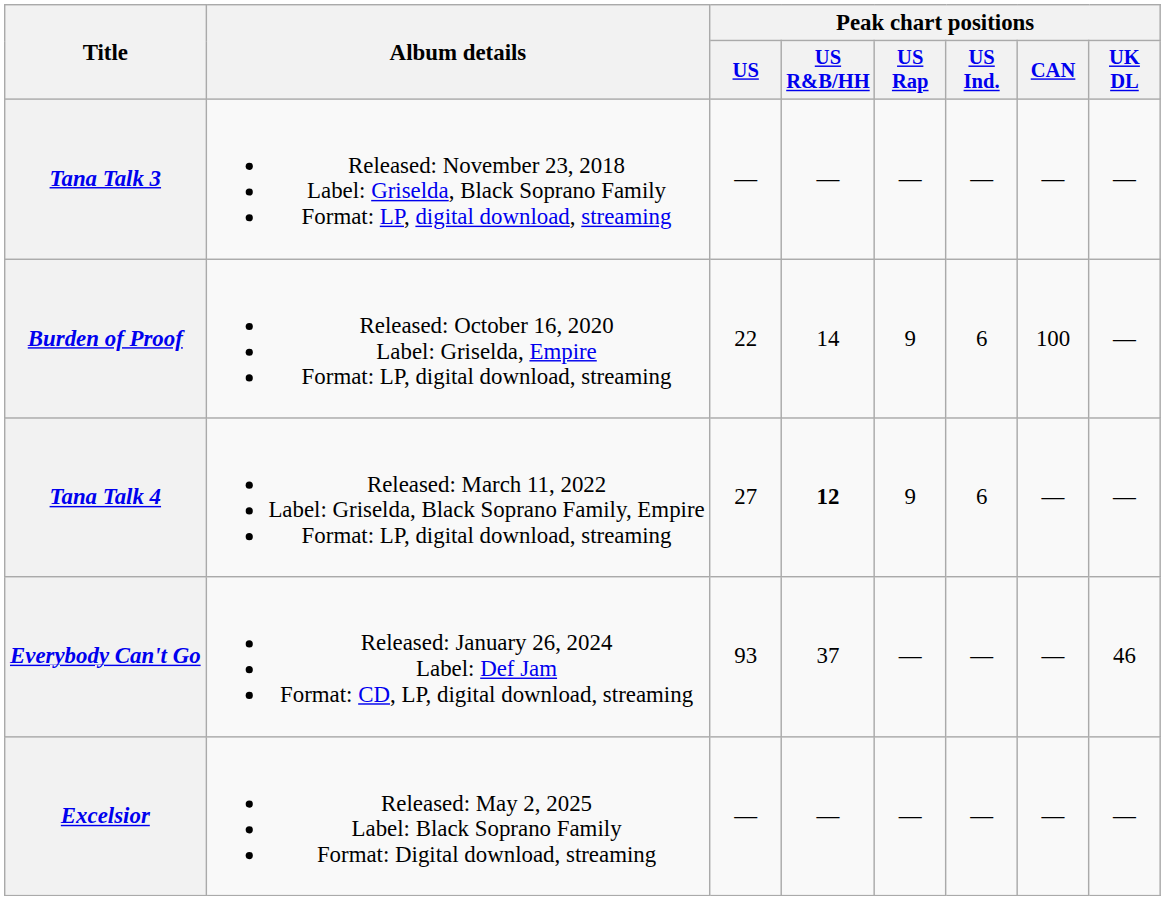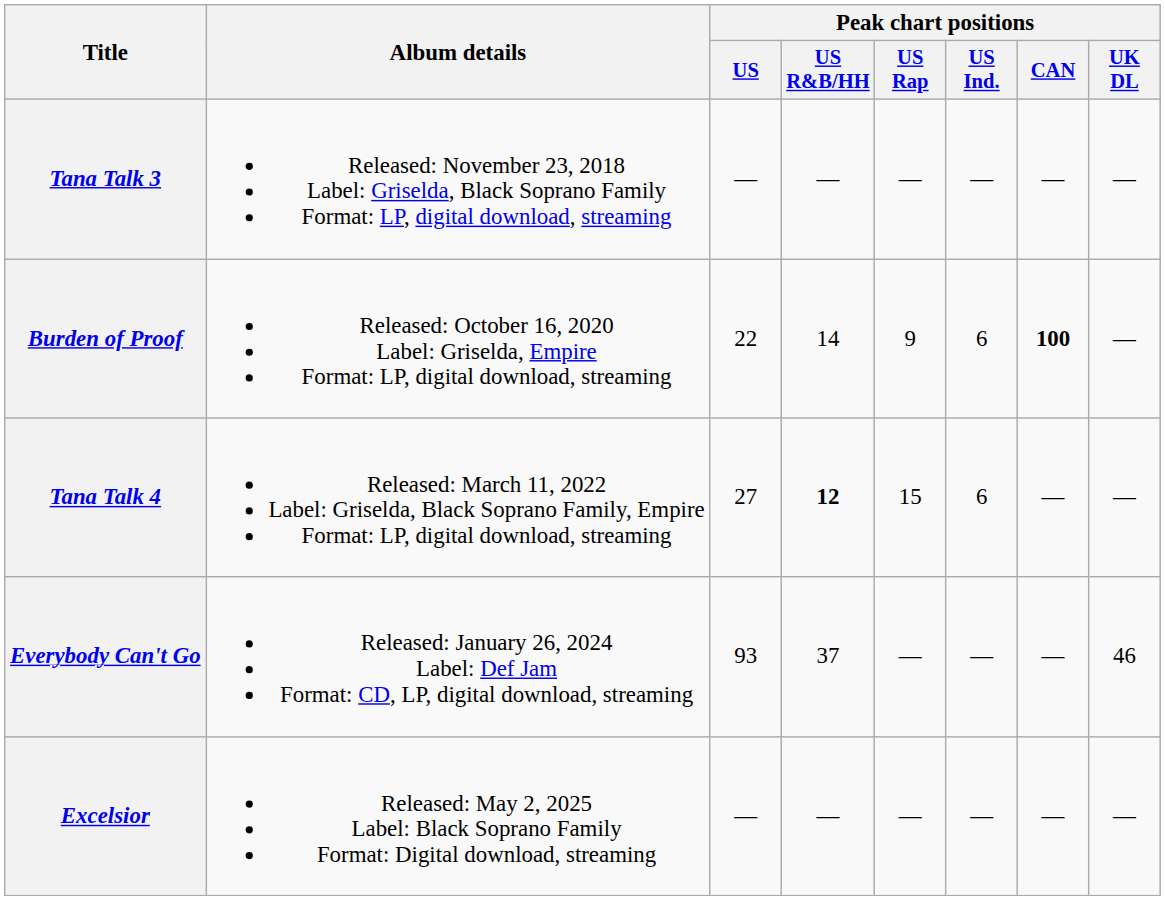(1053, 337) normal -> (1053, 337) bold
(910, 497) 9 -> (910, 497) 15
